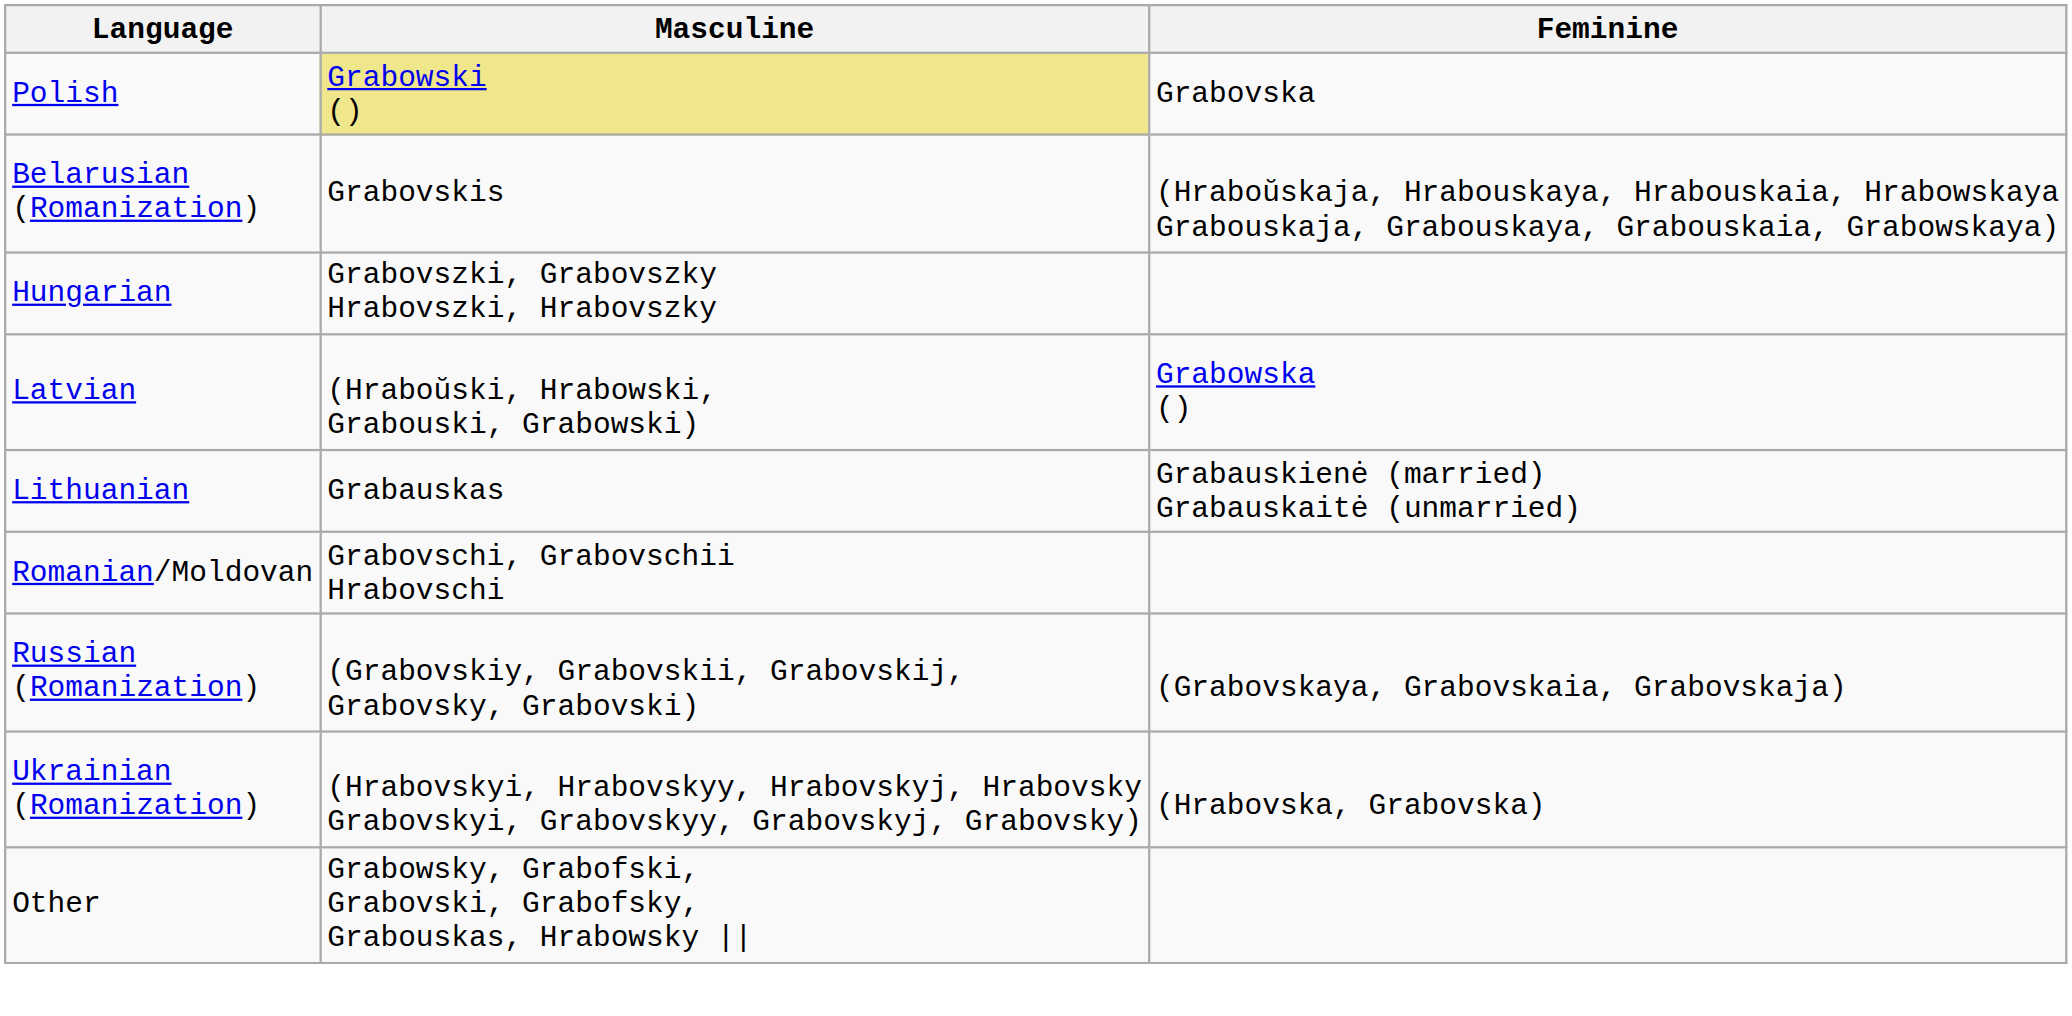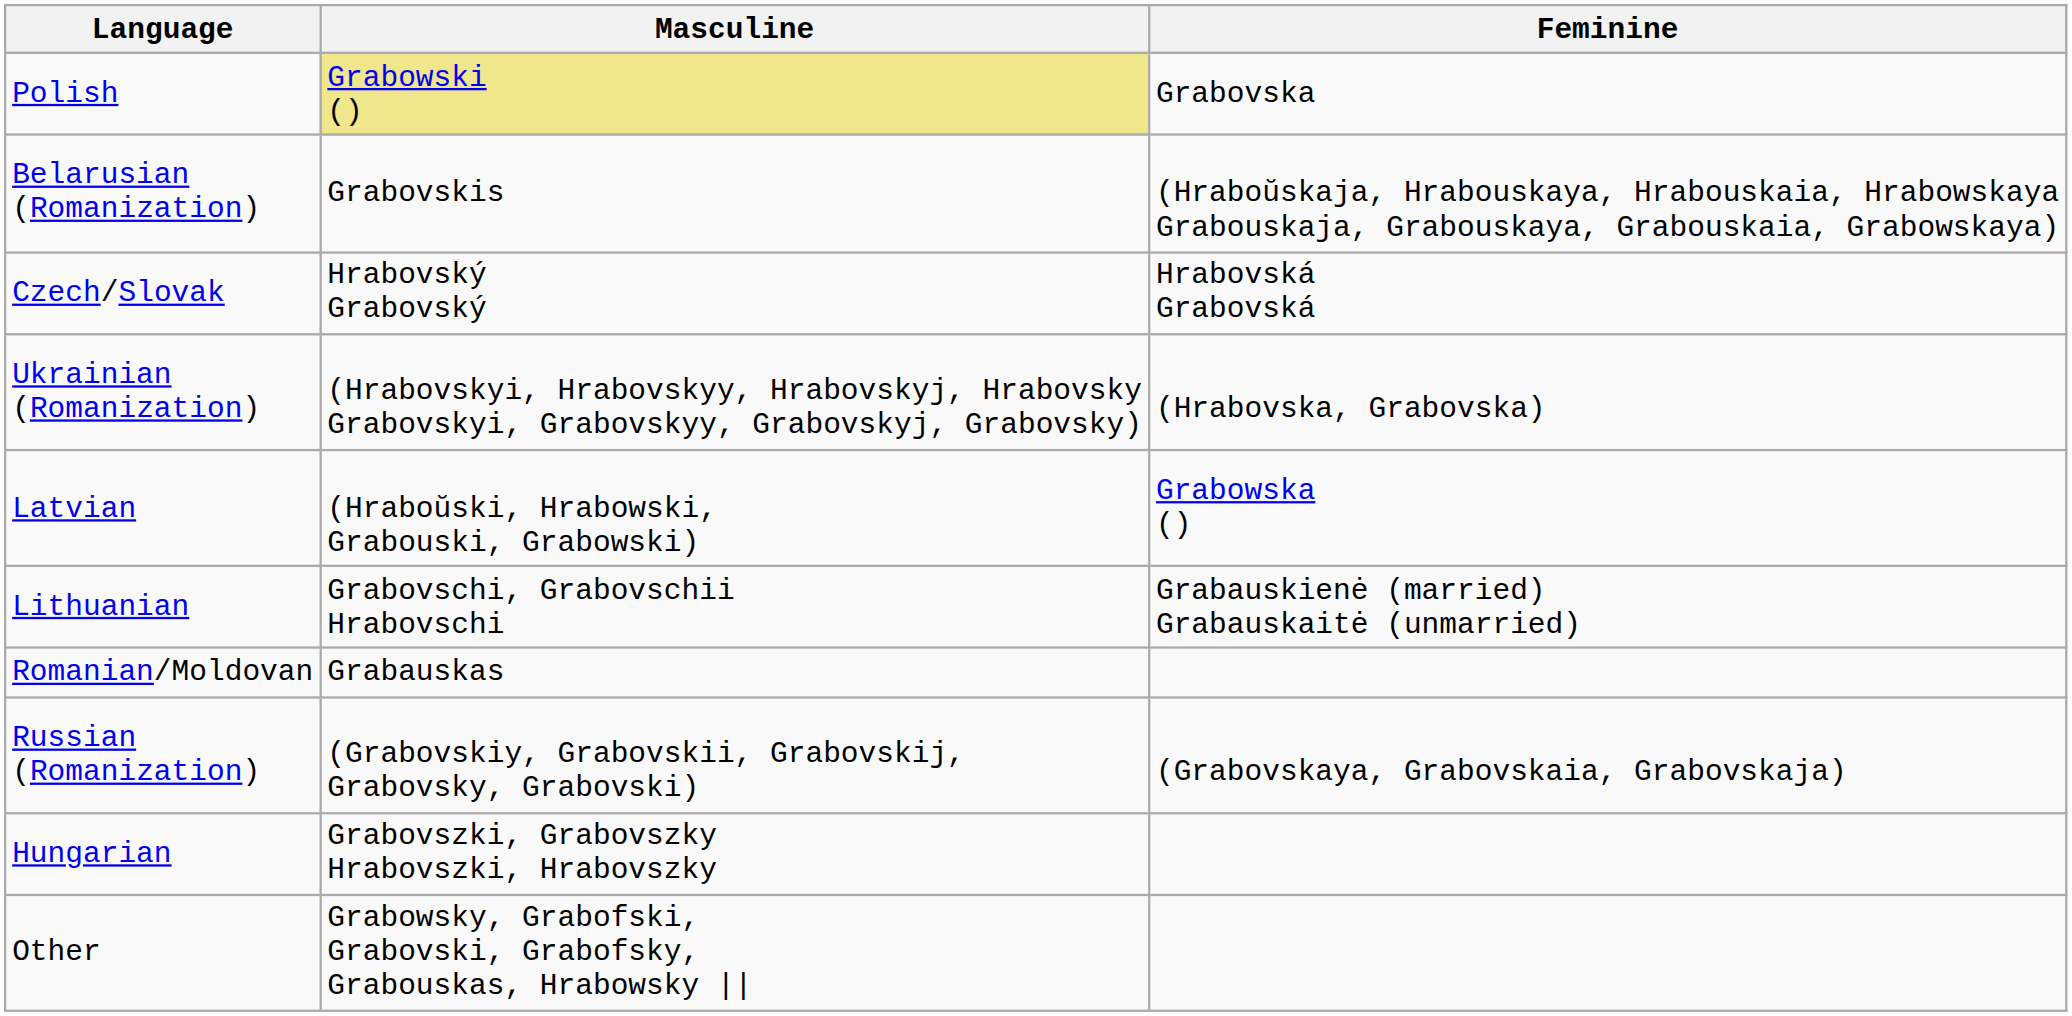+ row: (118, 293)
rows swapped: (92, 293) <-> (136, 788)
(416, 491) Grabauskas -> (531, 607) Grabovschi, Grabovschii Hrabovschi
(531, 573) Grabovschi, Grabovschii Hrabovschi -> (416, 672) Grabauskas
